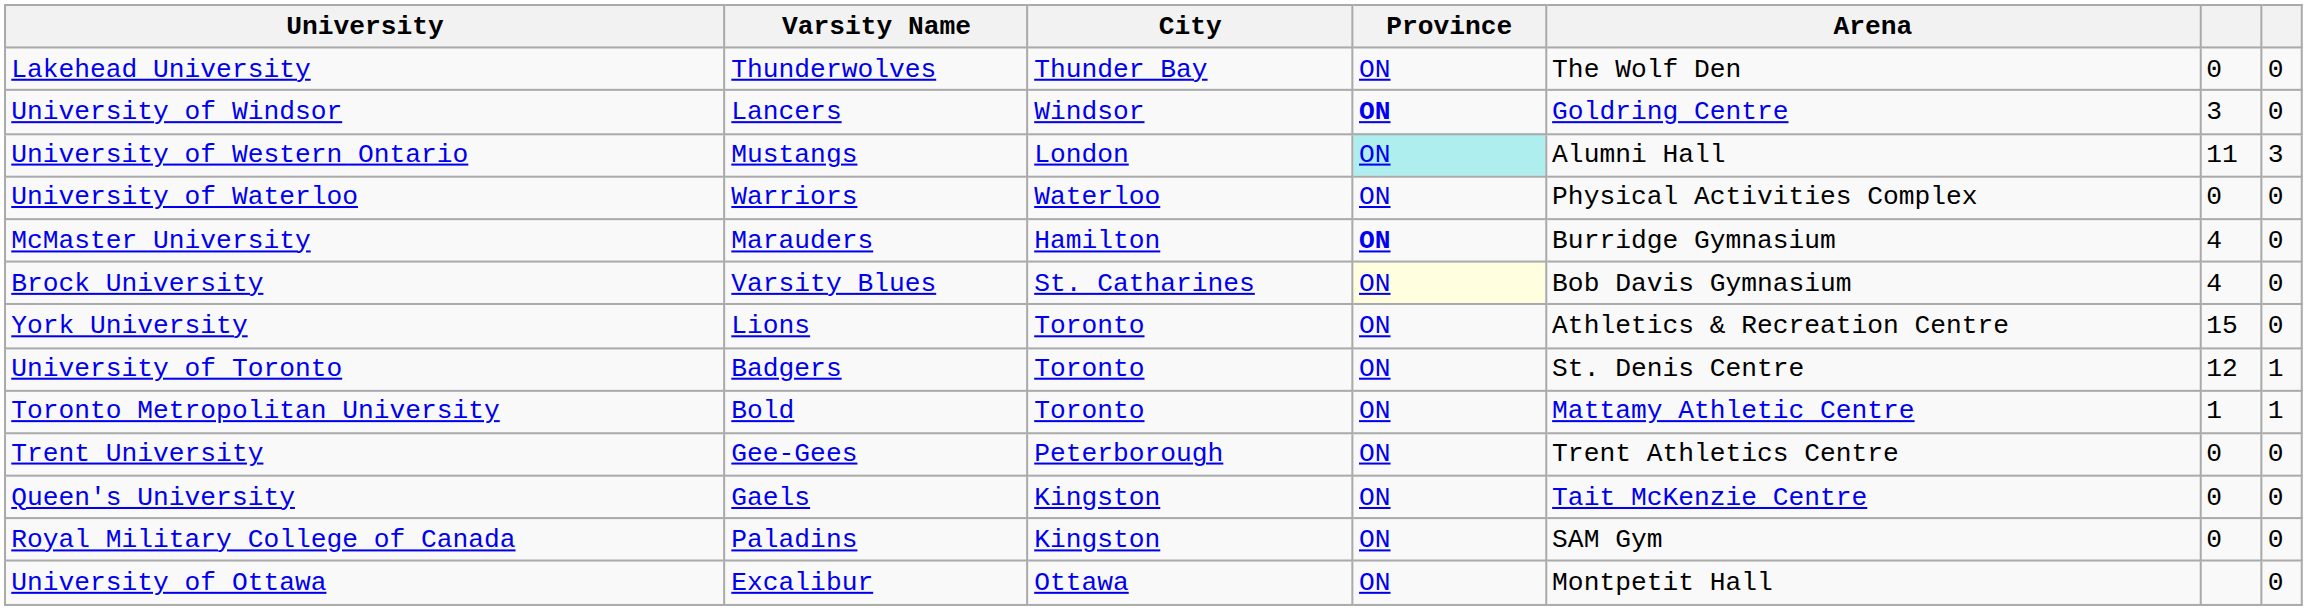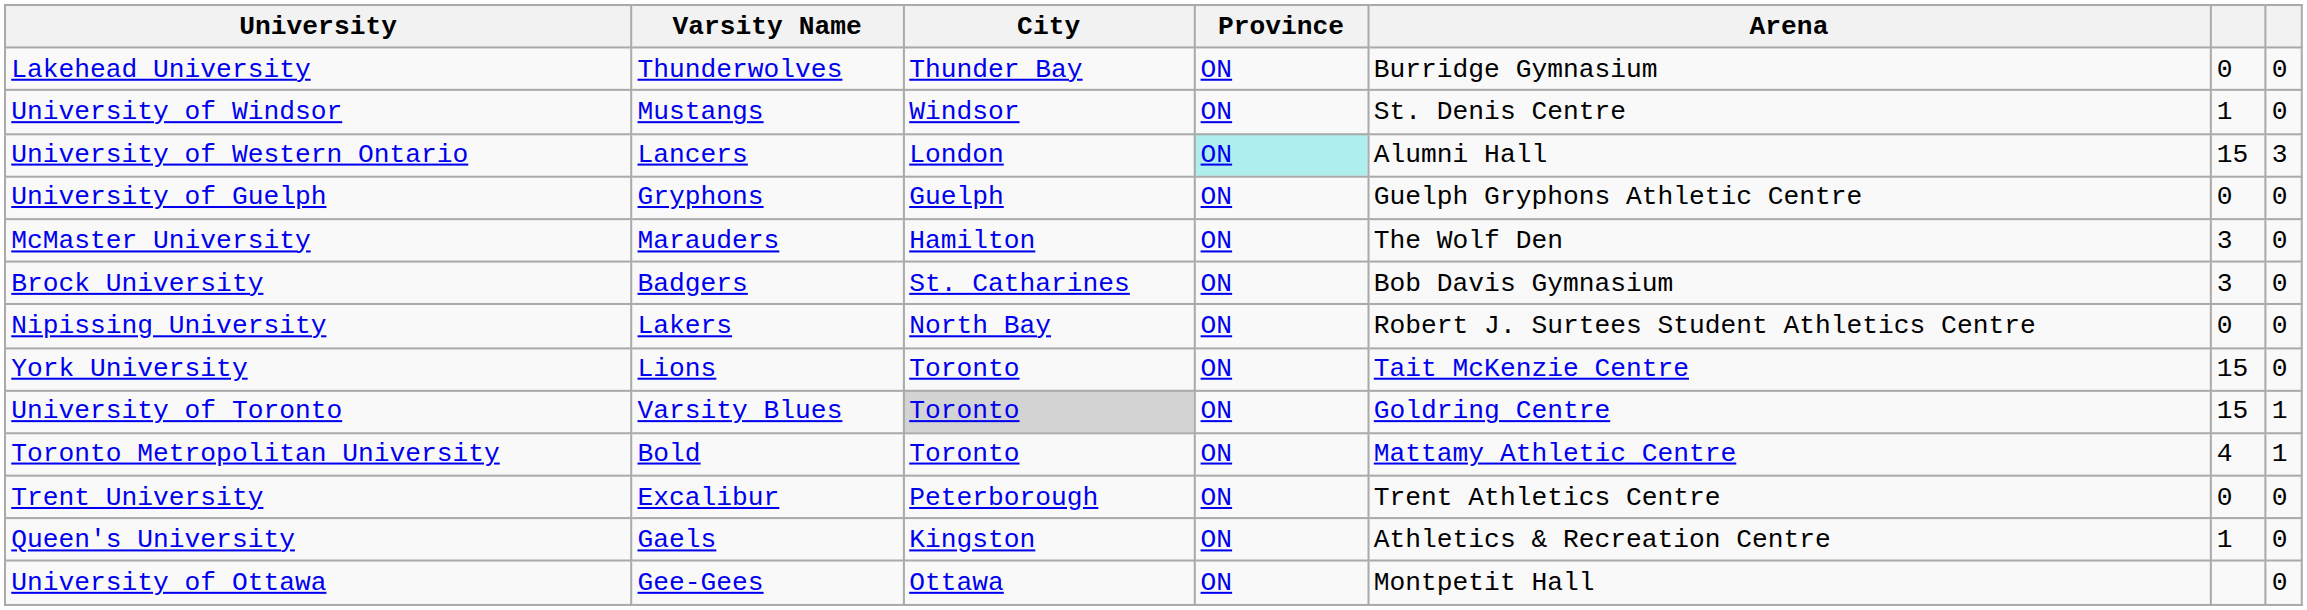(1647, 69) The Wolf Den -> (1516, 69) Burridge Gymnasium
(786, 112) Lancers -> (701, 112) Mustangs
(1375, 112) bold -> (1216, 112) normal
(1670, 112) Goldring Centre -> (1500, 112) St. Denis Centre
(2214, 112) 3 -> (2225, 112) 1
(794, 155) Mustangs -> (693, 155) Lancers
(2222, 155) 11 -> (2232, 155) 15
- row: (185, 198)
+ row: (169, 198)
(1375, 240) bold -> (1216, 240) normal
(1694, 240) Burridge Gymnasium -> (1468, 240) The Wolf Den
(2214, 240) 4 -> (2225, 240) 3
(834, 283) Varsity Blues -> (693, 283) Badgers
(1375, 283) lightyellow background -> (1216, 283) no background
(2214, 283) 4 -> (2225, 283) 3
+ row: (169, 326)
(1781, 326) Athletics & Recreation Centre -> (1531, 369) Tait McKenzie Centre
(786, 369) Badgers -> (740, 412) Varsity Blues
(1089, 369) no background -> (964, 412) lightgrey background
(1678, 369) St. Denis Centre -> (1492, 412) Goldring Centre
(2222, 369) 12 -> (2232, 412) 15
(2214, 412) 1 -> (2225, 454) 4
(794, 454) Gee-Gees -> (708, 497) Excalibur
(1710, 497) Tait McKenzie Centre -> (1602, 540) Athletics & Recreation Centre
(2214, 497) 0 -> (2225, 540) 1
- row: (263, 540)
(802, 583) Excalibur -> (701, 583) Gee-Gees
